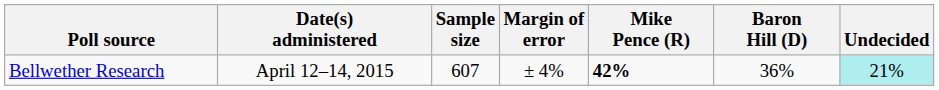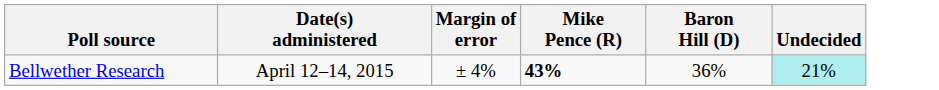- column: (465, 29)
(612, 70) 42% -> (544, 70) 43%
